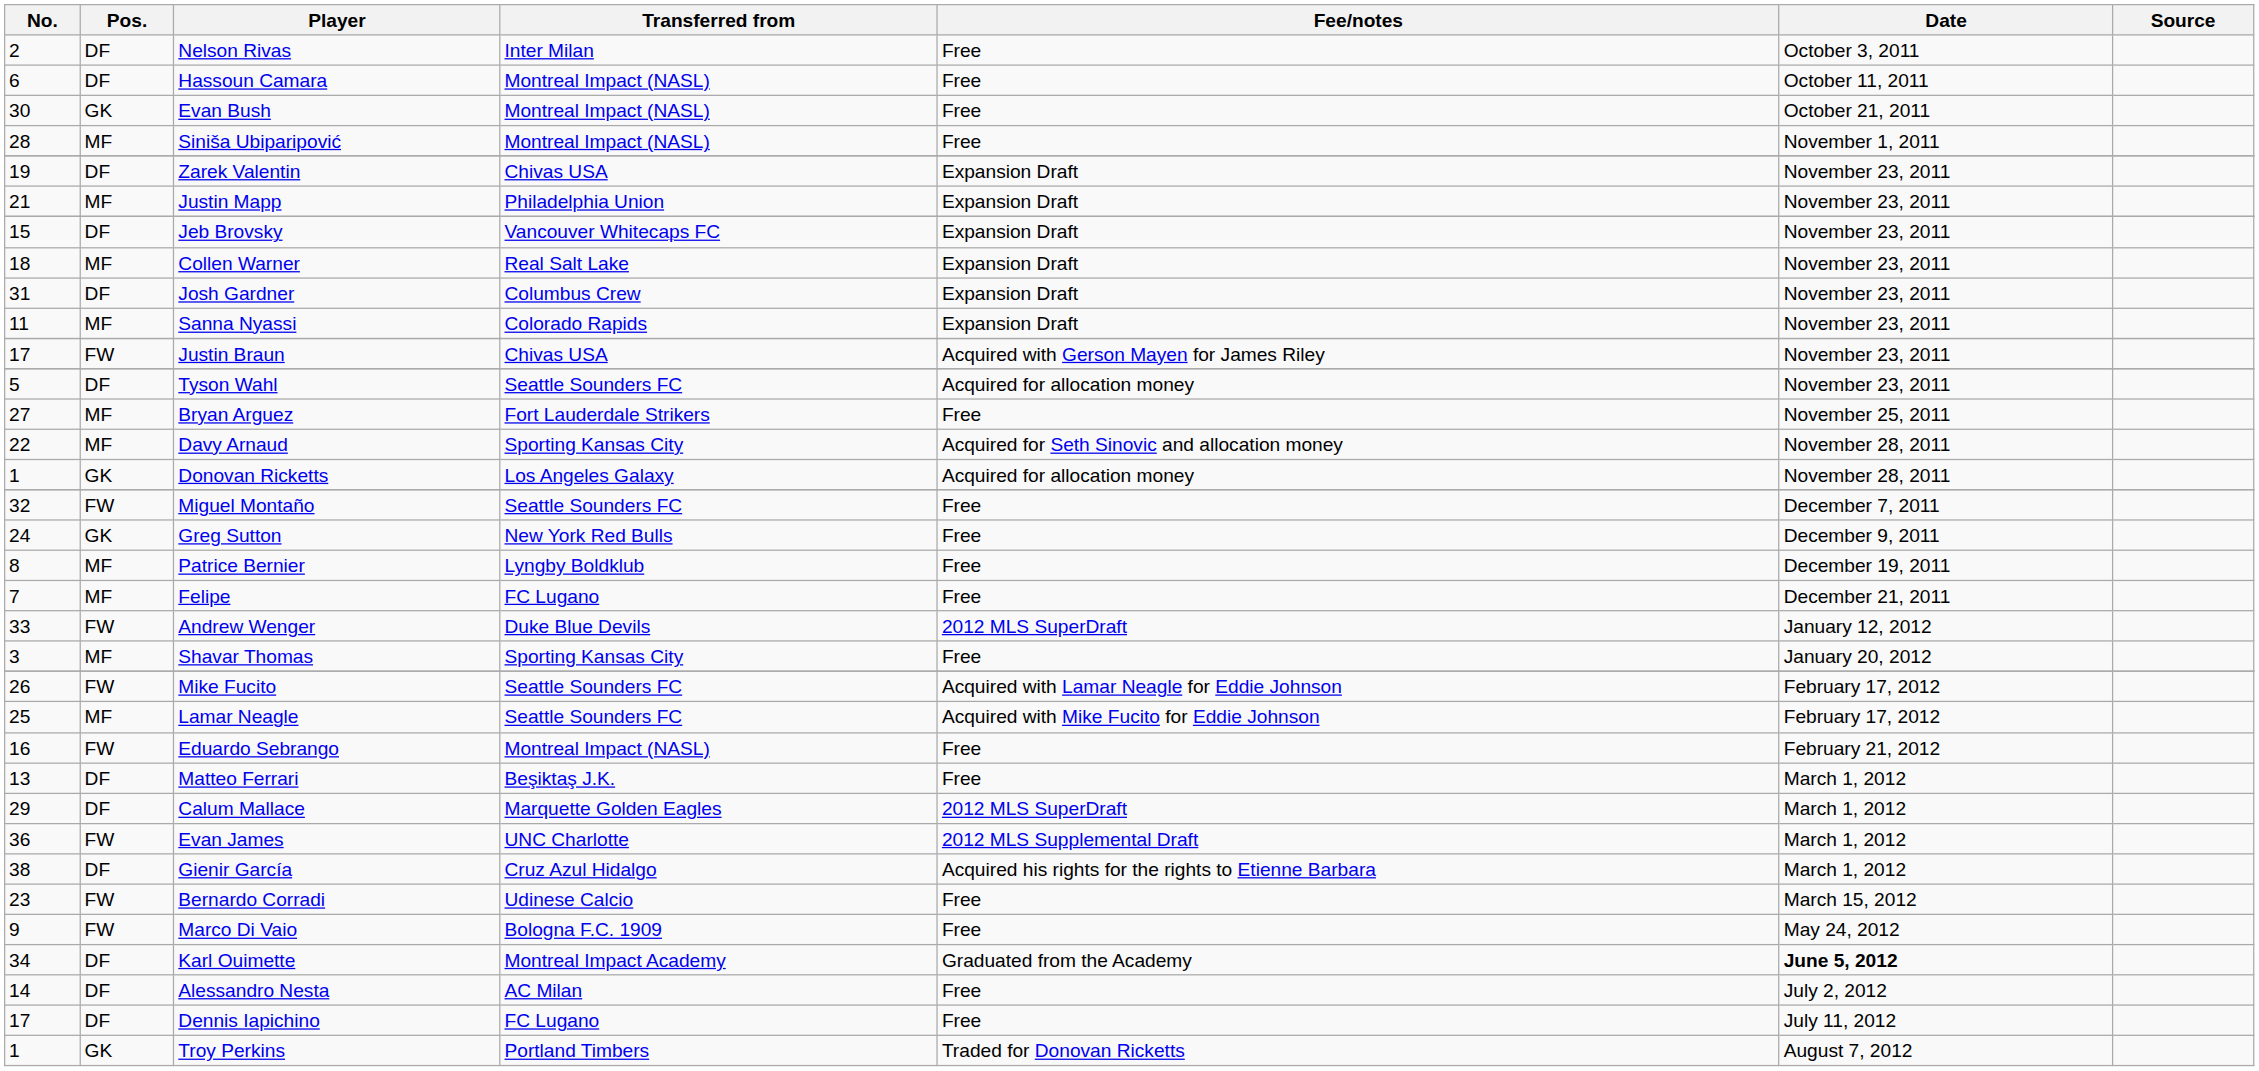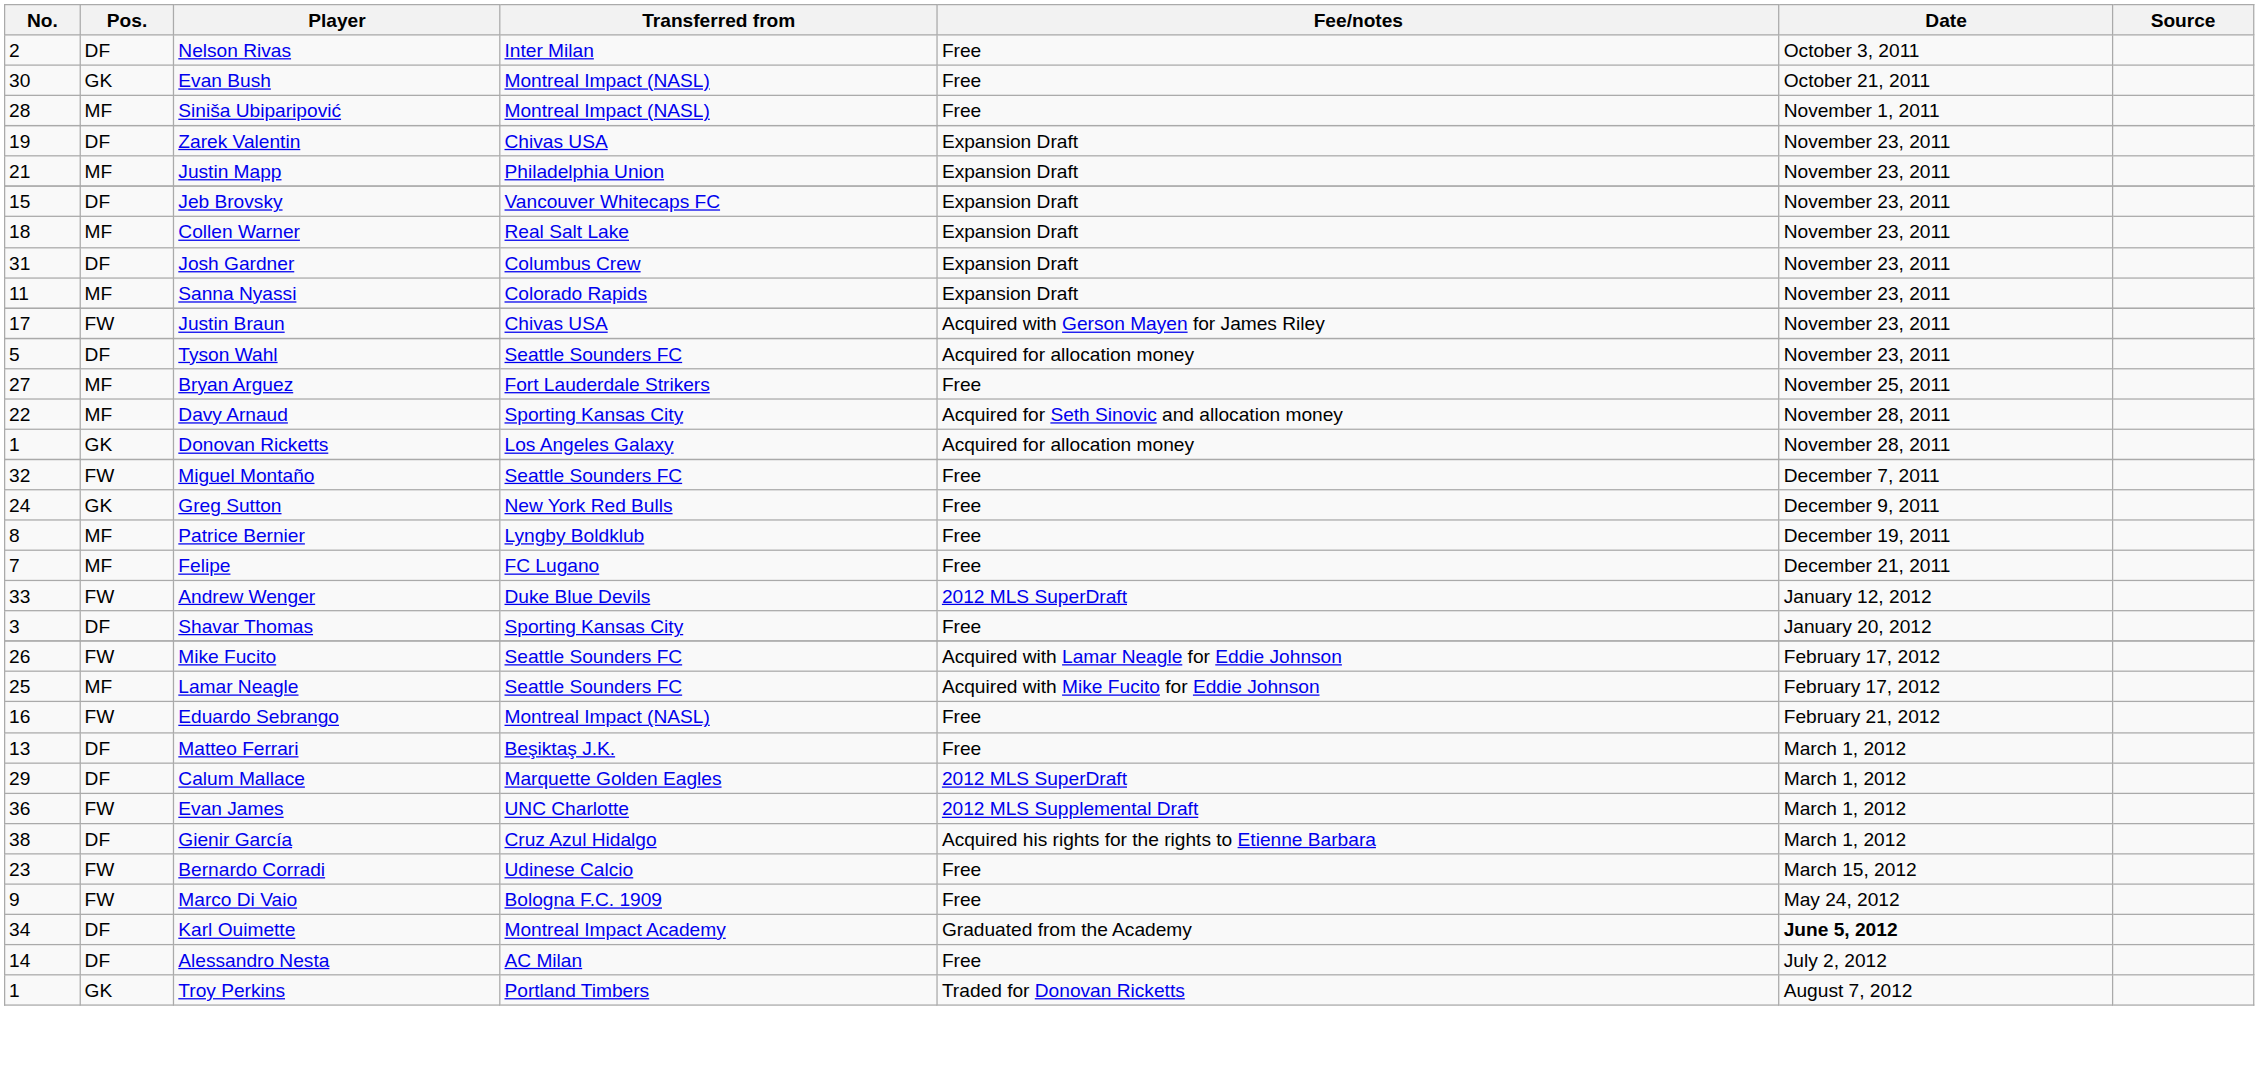- row: (253, 81)
(98, 657) MF -> (97, 626) DF
- row: (249, 1020)
